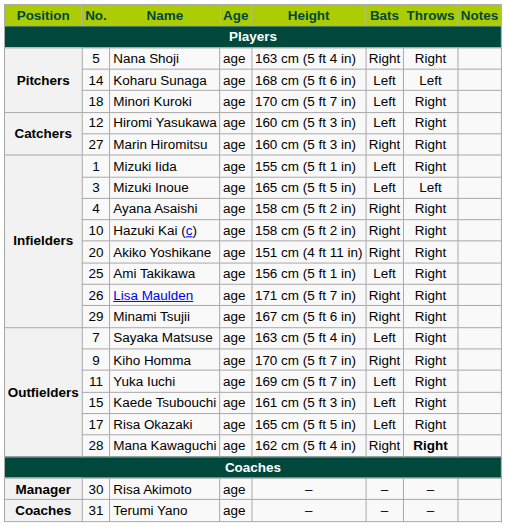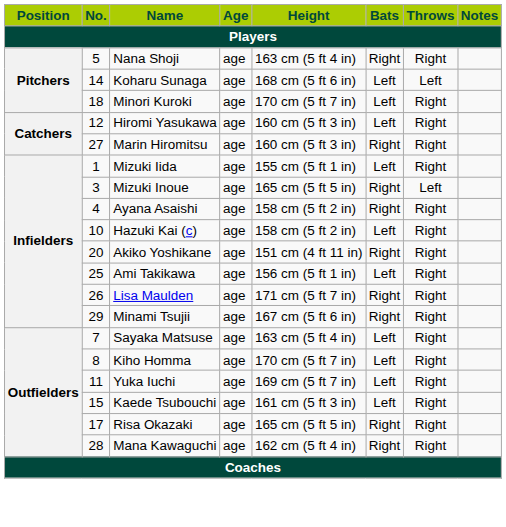(384, 188) Left -> (384, 188) Right
(384, 231) Right -> (384, 231) Left
(96, 360) 9 -> (96, 360) 8
(384, 360) Right -> (384, 360) Left
(384, 425) Left -> (384, 425) Right
(431, 446) bold -> (431, 446) normal
- row: (152, 489)
- row: (150, 511)
